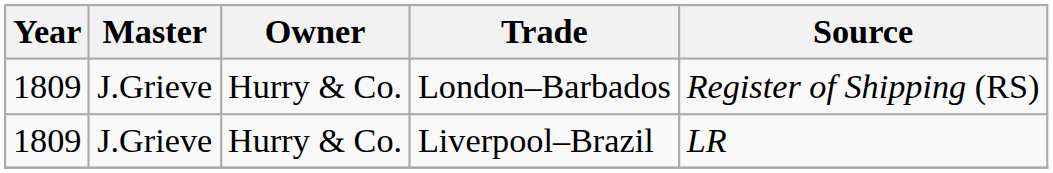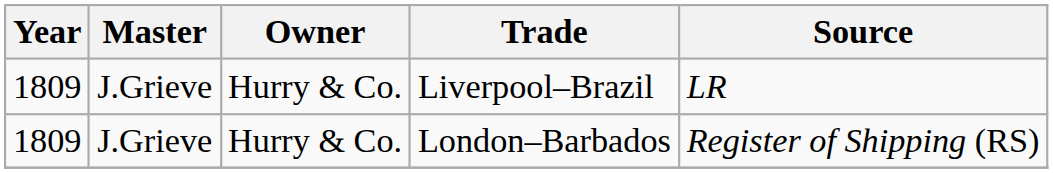rows swapped: (544, 85) <-> (536, 140)
